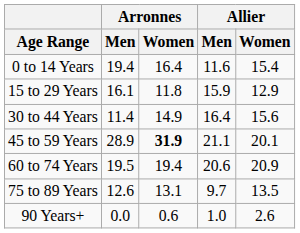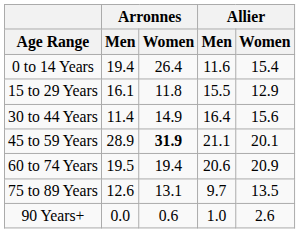(168, 66) 16.4 -> (168, 66) 26.4
(217, 91) 15.9 -> (217, 91) 15.5
